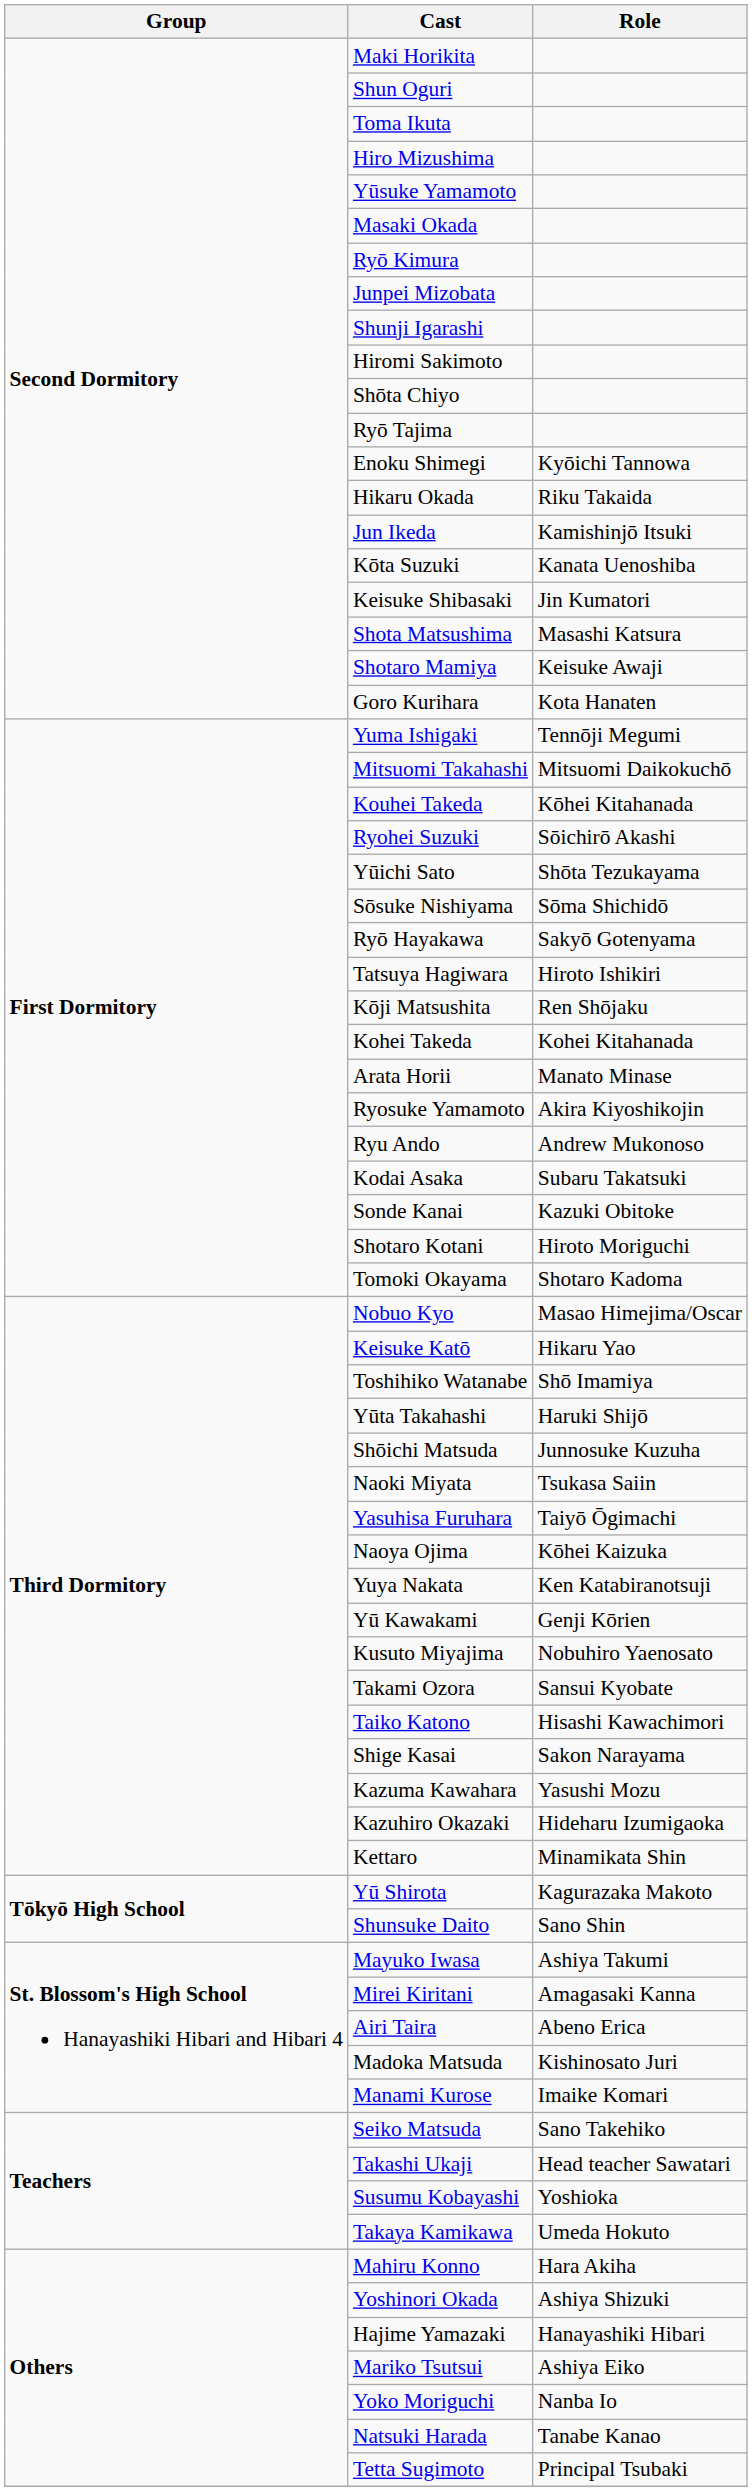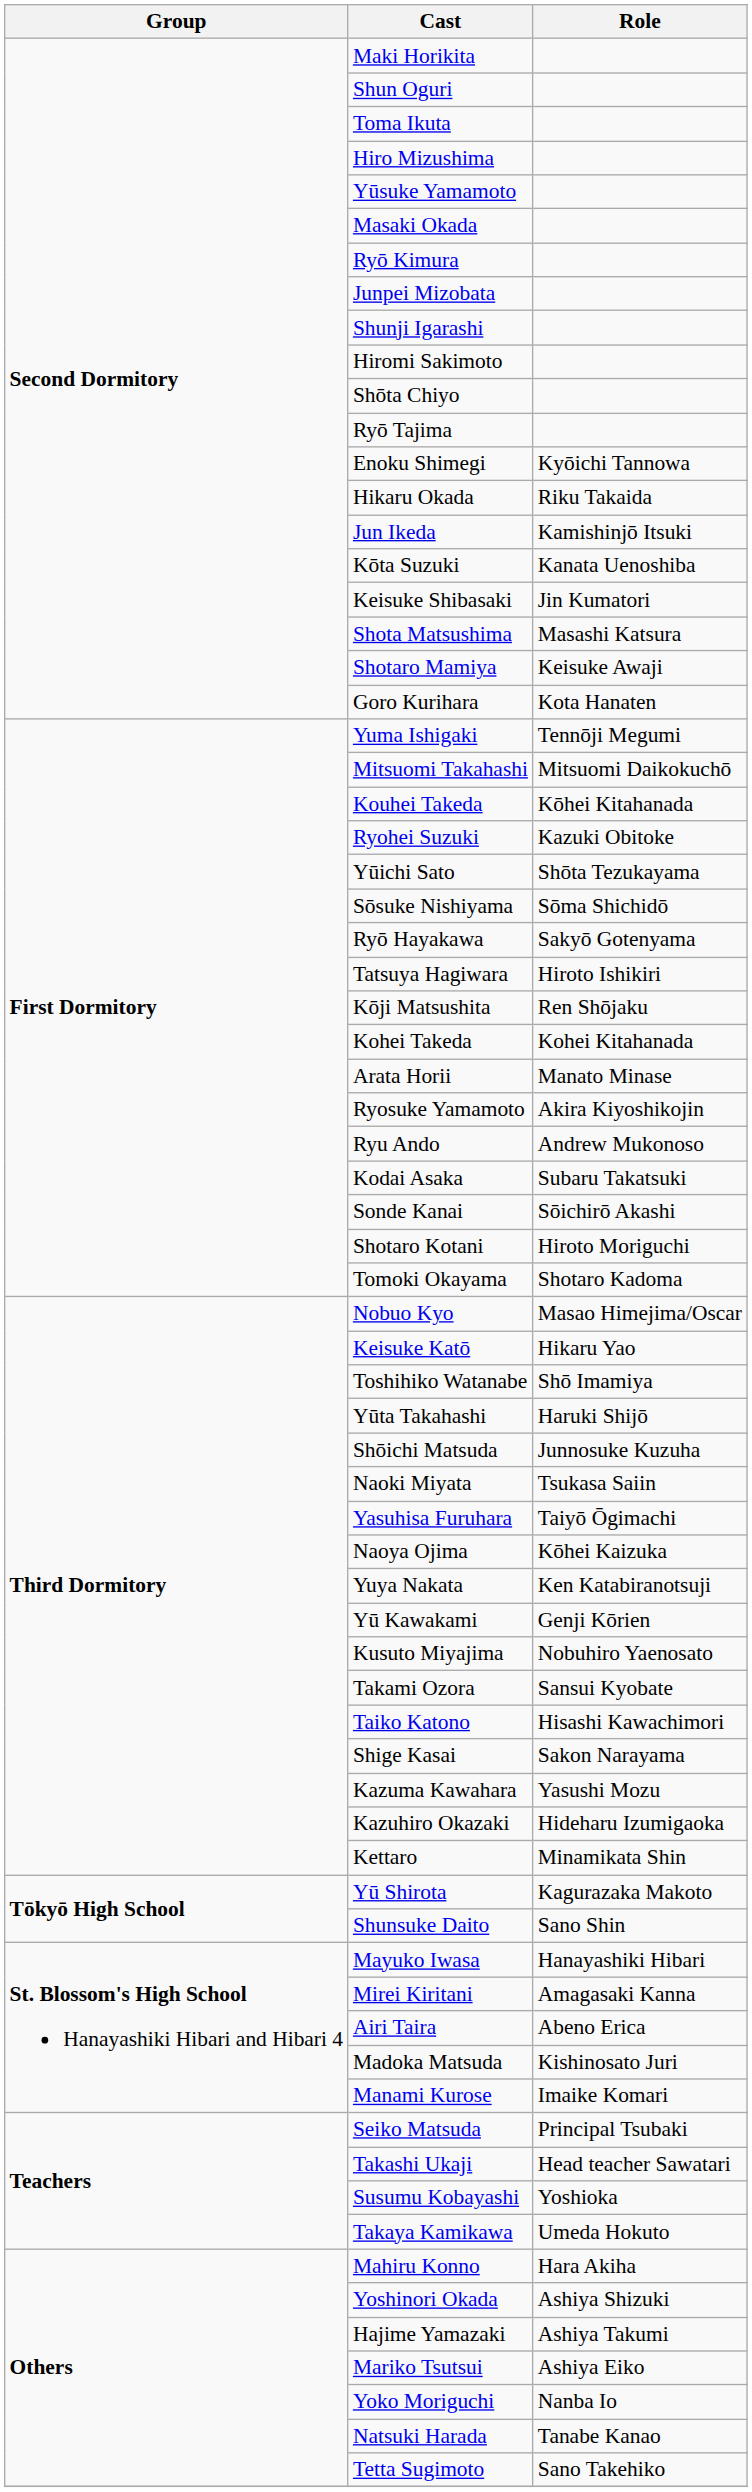(607, 837) Sōichirō Akashi -> (606, 837) Kazuki Obitoke
(606, 1211) Kazuki Obitoke -> (607, 1211) Sōichirō Akashi
(603, 1959) Ashiya Takumi -> (621, 1959) Hanayashiki Hibari
(601, 2129) Sano Takehiko -> (613, 2129) Principal Tsubaki
(621, 2333) Hanayashiki Hibari -> (603, 2333) Ashiya Takumi
(613, 2469) Principal Tsubaki -> (601, 2469) Sano Takehiko
